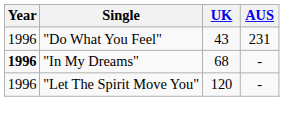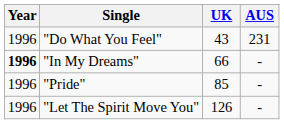(221, 61) 68 -> (221, 61) 66
+ row: (64, 84)
(221, 84) 120 -> (221, 107) 126
